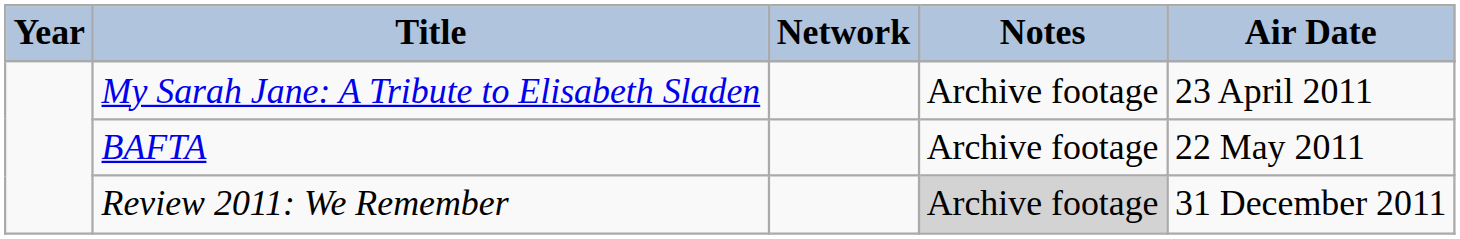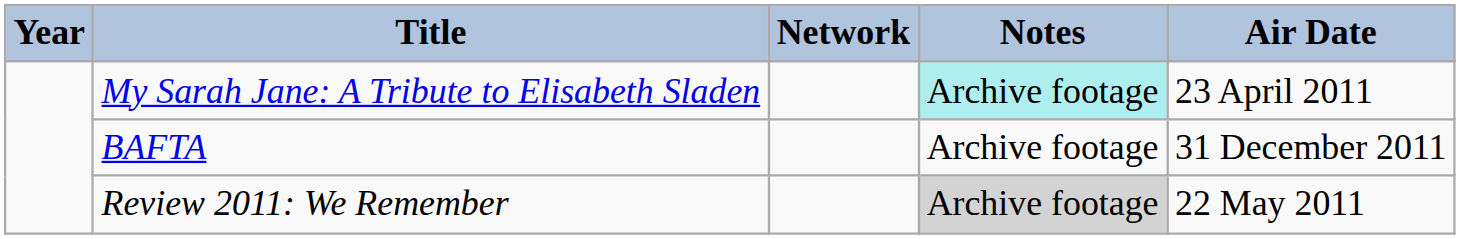(1043, 89) no background -> (1043, 89) paleturquoise background
(1270, 146) 22 May 2011 -> (1311, 146) 31 December 2011
(1311, 203) 31 December 2011 -> (1270, 203) 22 May 2011
